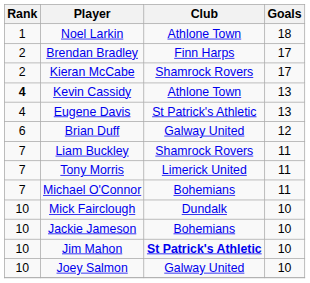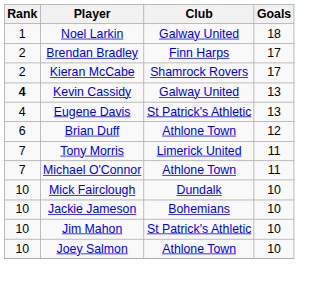(204, 33) Athlone Town -> (199, 33) Galway United
(204, 92) Athlone Town -> (199, 92) Galway United
(204, 131) Galway United -> (199, 131) Athlone Town
- row: (92, 151)
(204, 190) Bohemians -> (199, 170) Athlone Town
(204, 248) bold -> (199, 229) normal
(204, 268) Galway United -> (199, 248) Athlone Town
